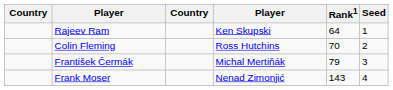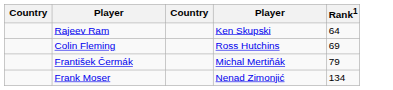- column: (374, 13)
(334, 46) 70 -> (334, 46) 69
(337, 77) 143 -> (337, 77) 134
